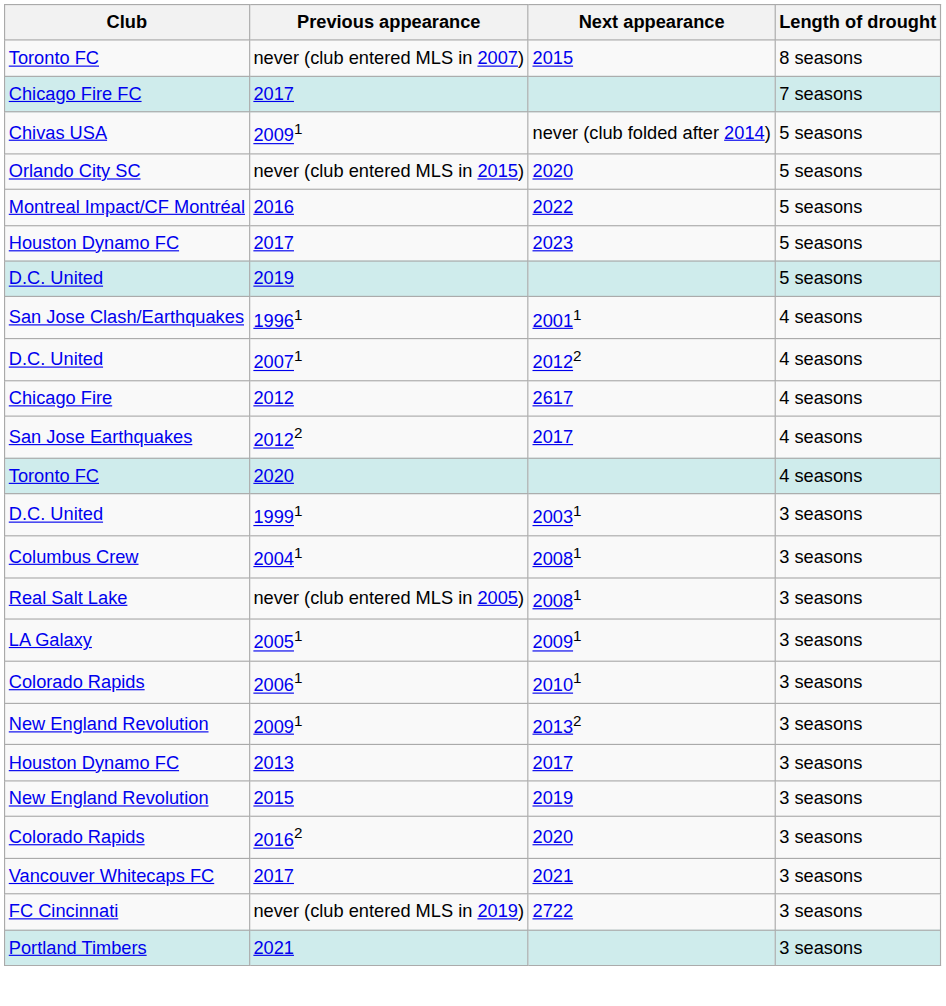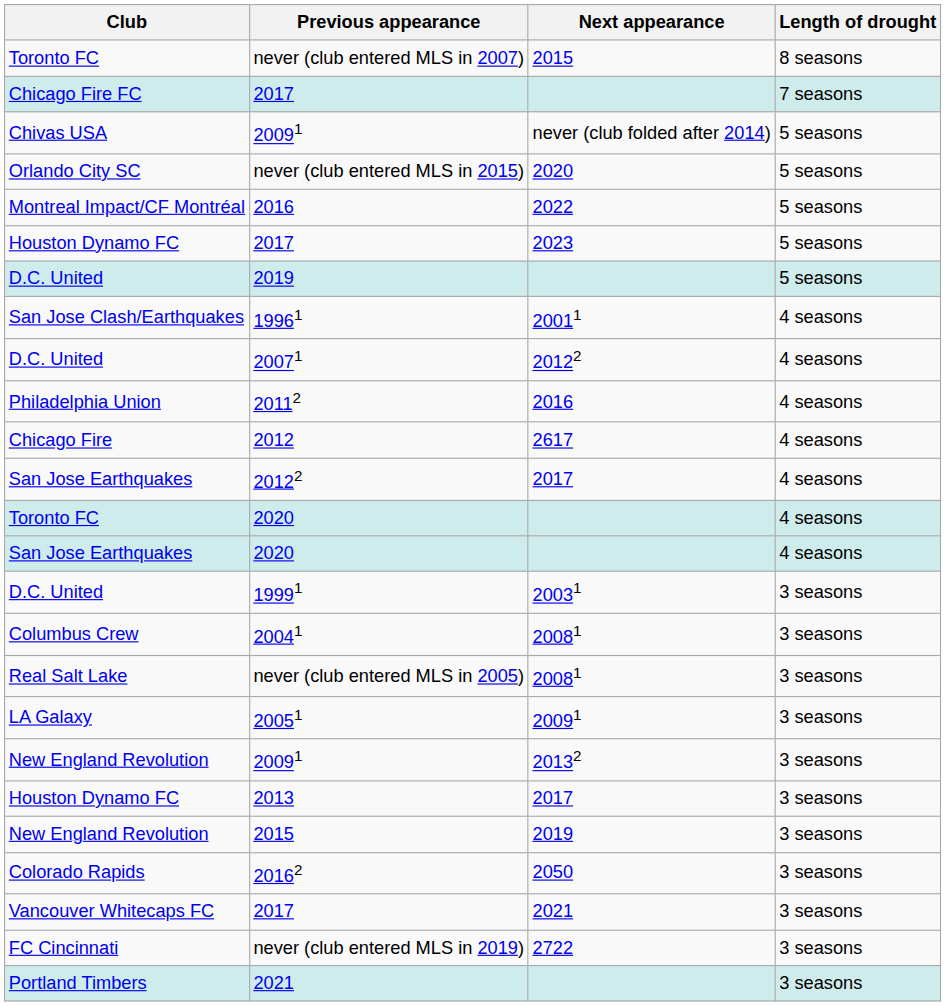+ row: (85, 401)
+ row: (101, 553)
- row: (77, 682)
(553, 837) 2020 -> (553, 873) 2050
